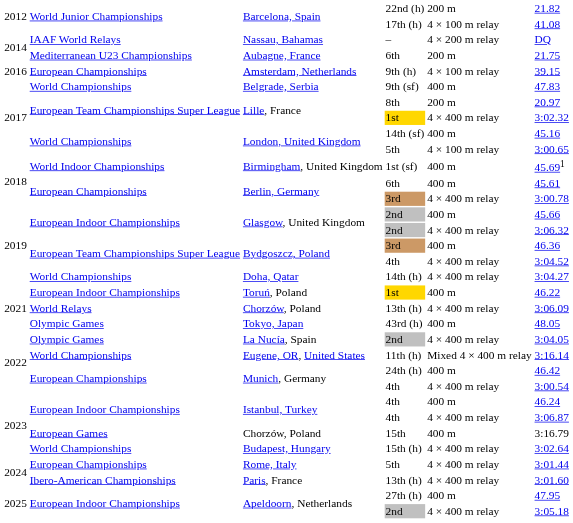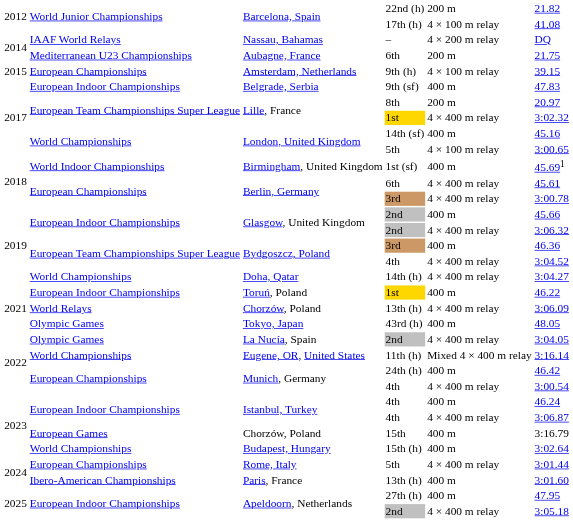(15, 71) 2016 -> (15, 71) 2015
(81, 86) World Championships -> (105, 86) European Indoor Championships
(442, 183) 400 m -> (463, 183) 4 × 400 m relay
(463, 449) 4 × 400 m relay -> (442, 449) 400 m
(463, 480) 4 × 400 m relay -> (442, 480) 400 m
